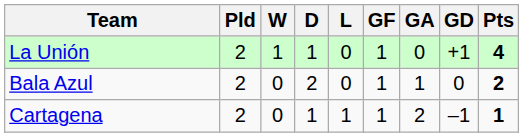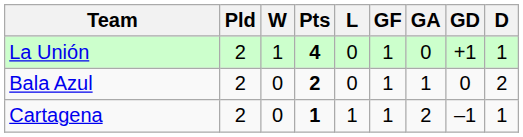columns swapped: (312, 20) <-> (499, 20)
